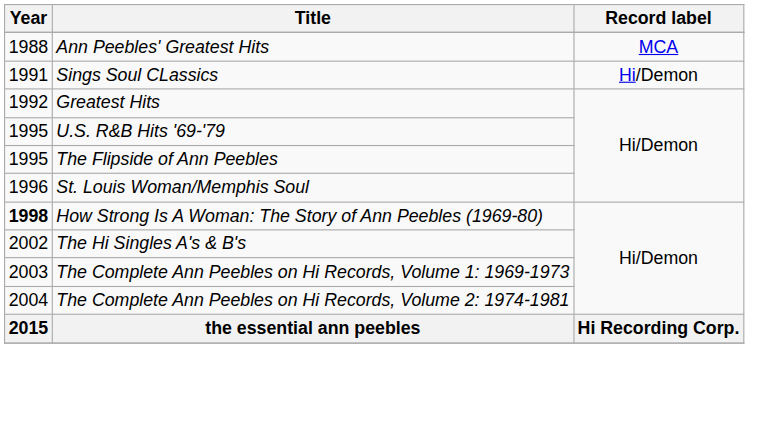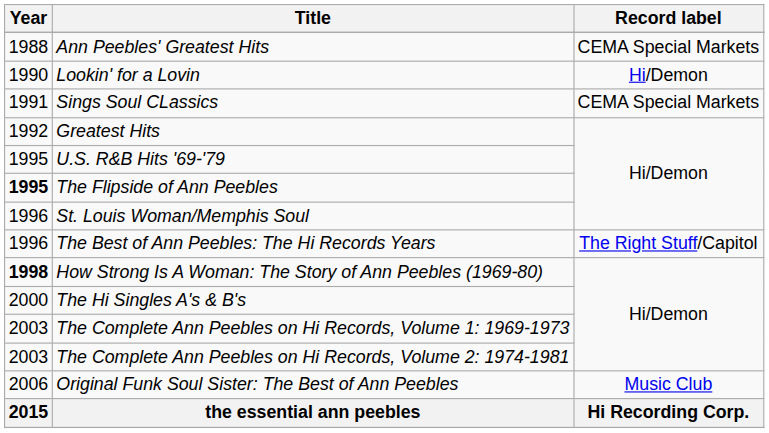(658, 46) MCA -> (668, 46) CEMA Special Markets
+ row: (128, 74)
(658, 74) Hi/Demon -> (668, 103) CEMA Special Markets
(28, 159) normal -> (28, 187) bold
+ row: (246, 243)
(28, 243) 2002 -> (28, 300) 2000
(28, 300) 2004 -> (28, 356) 2003
+ row: (257, 384)
